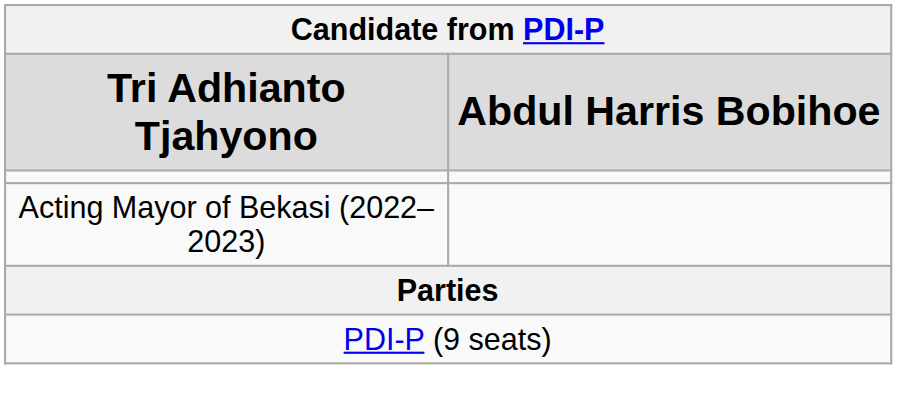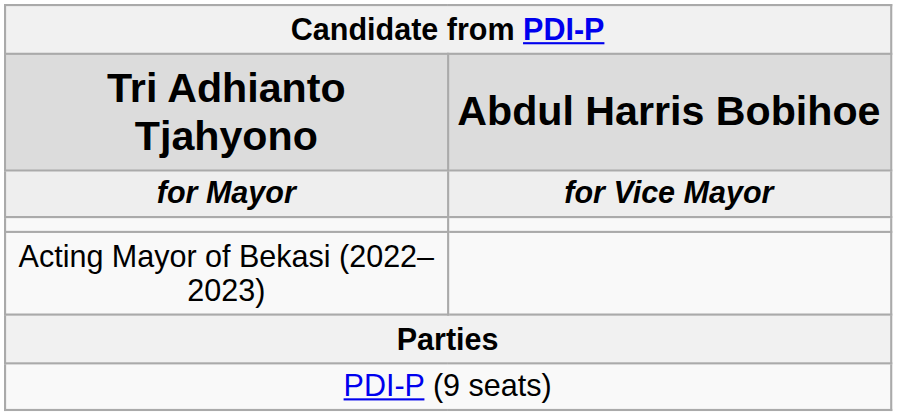+ row: (226, 194)
